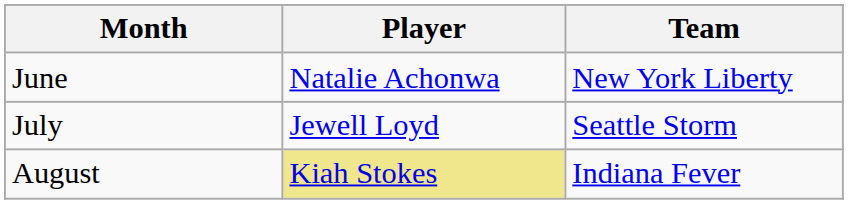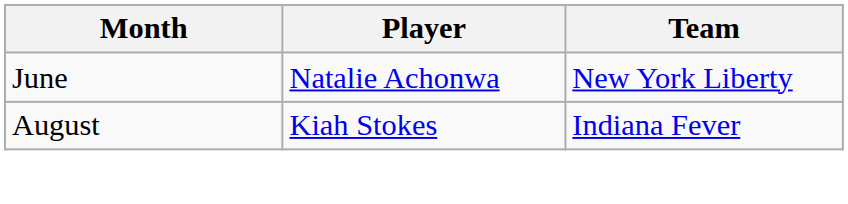- row: (37, 125)
(363, 173) khaki background -> (363, 125) no background
